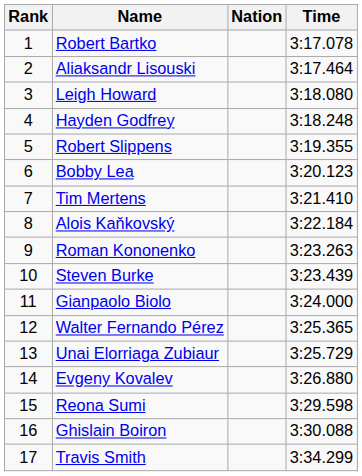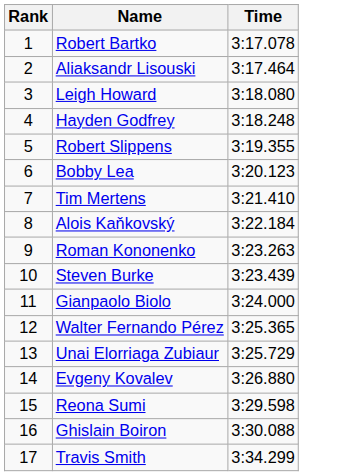- column: (257, 17)
